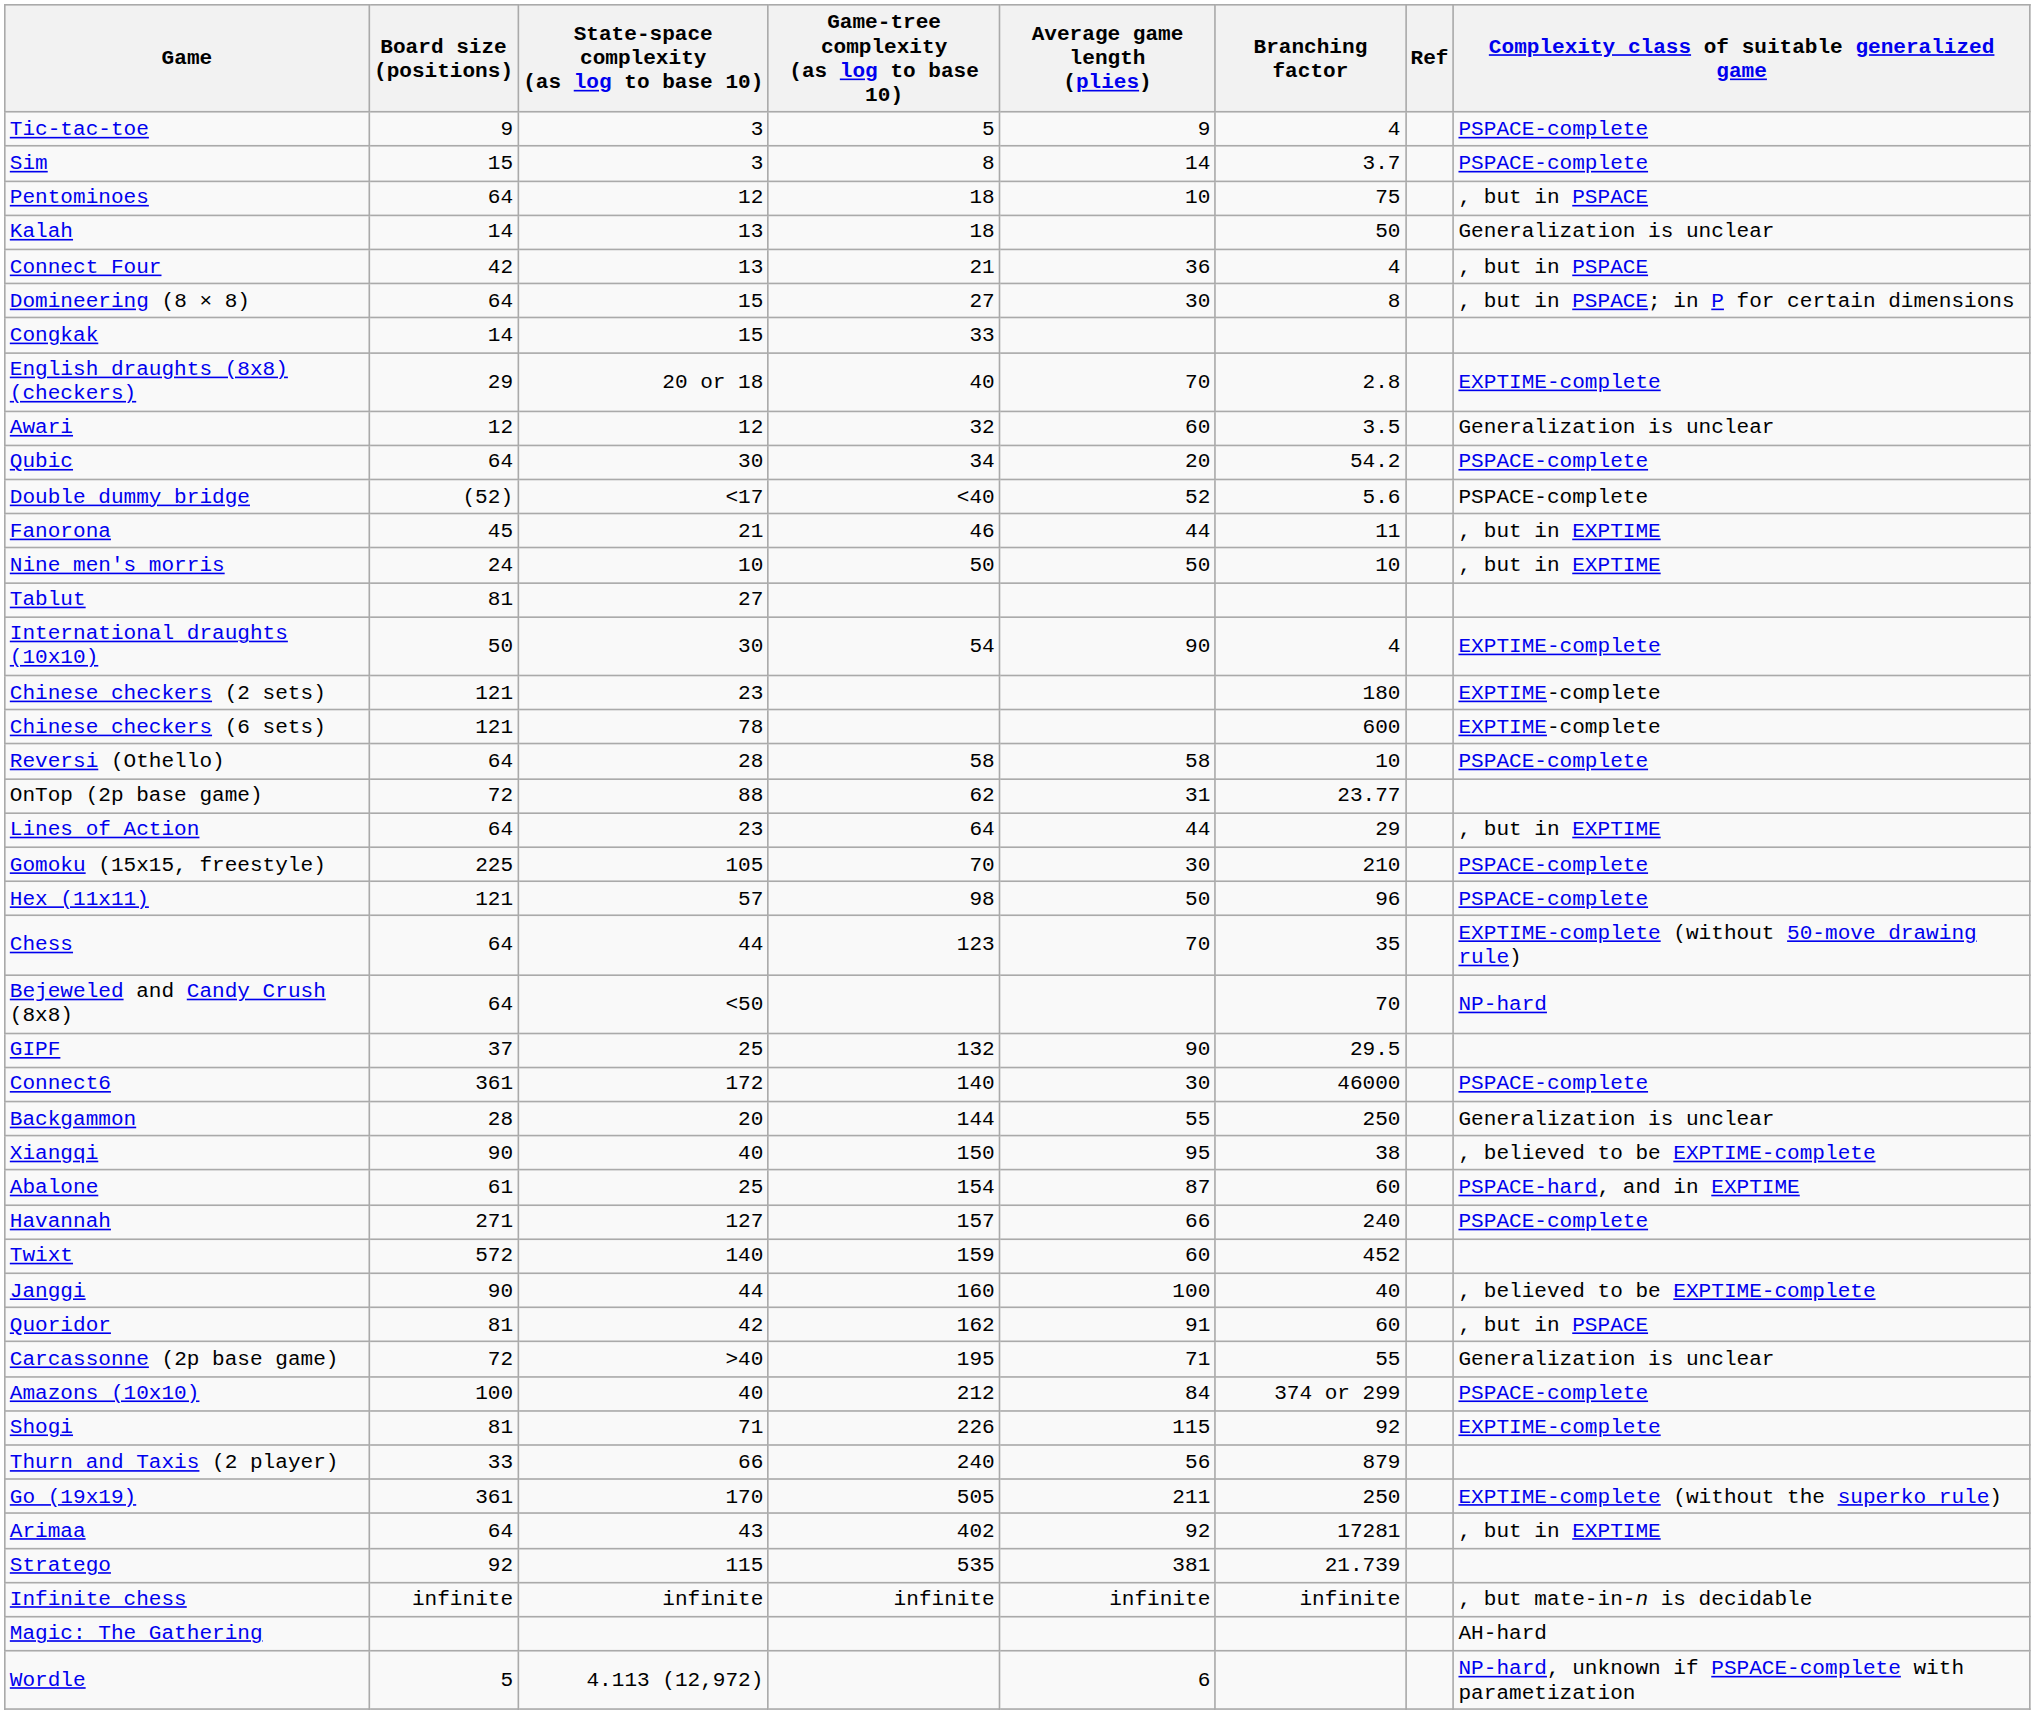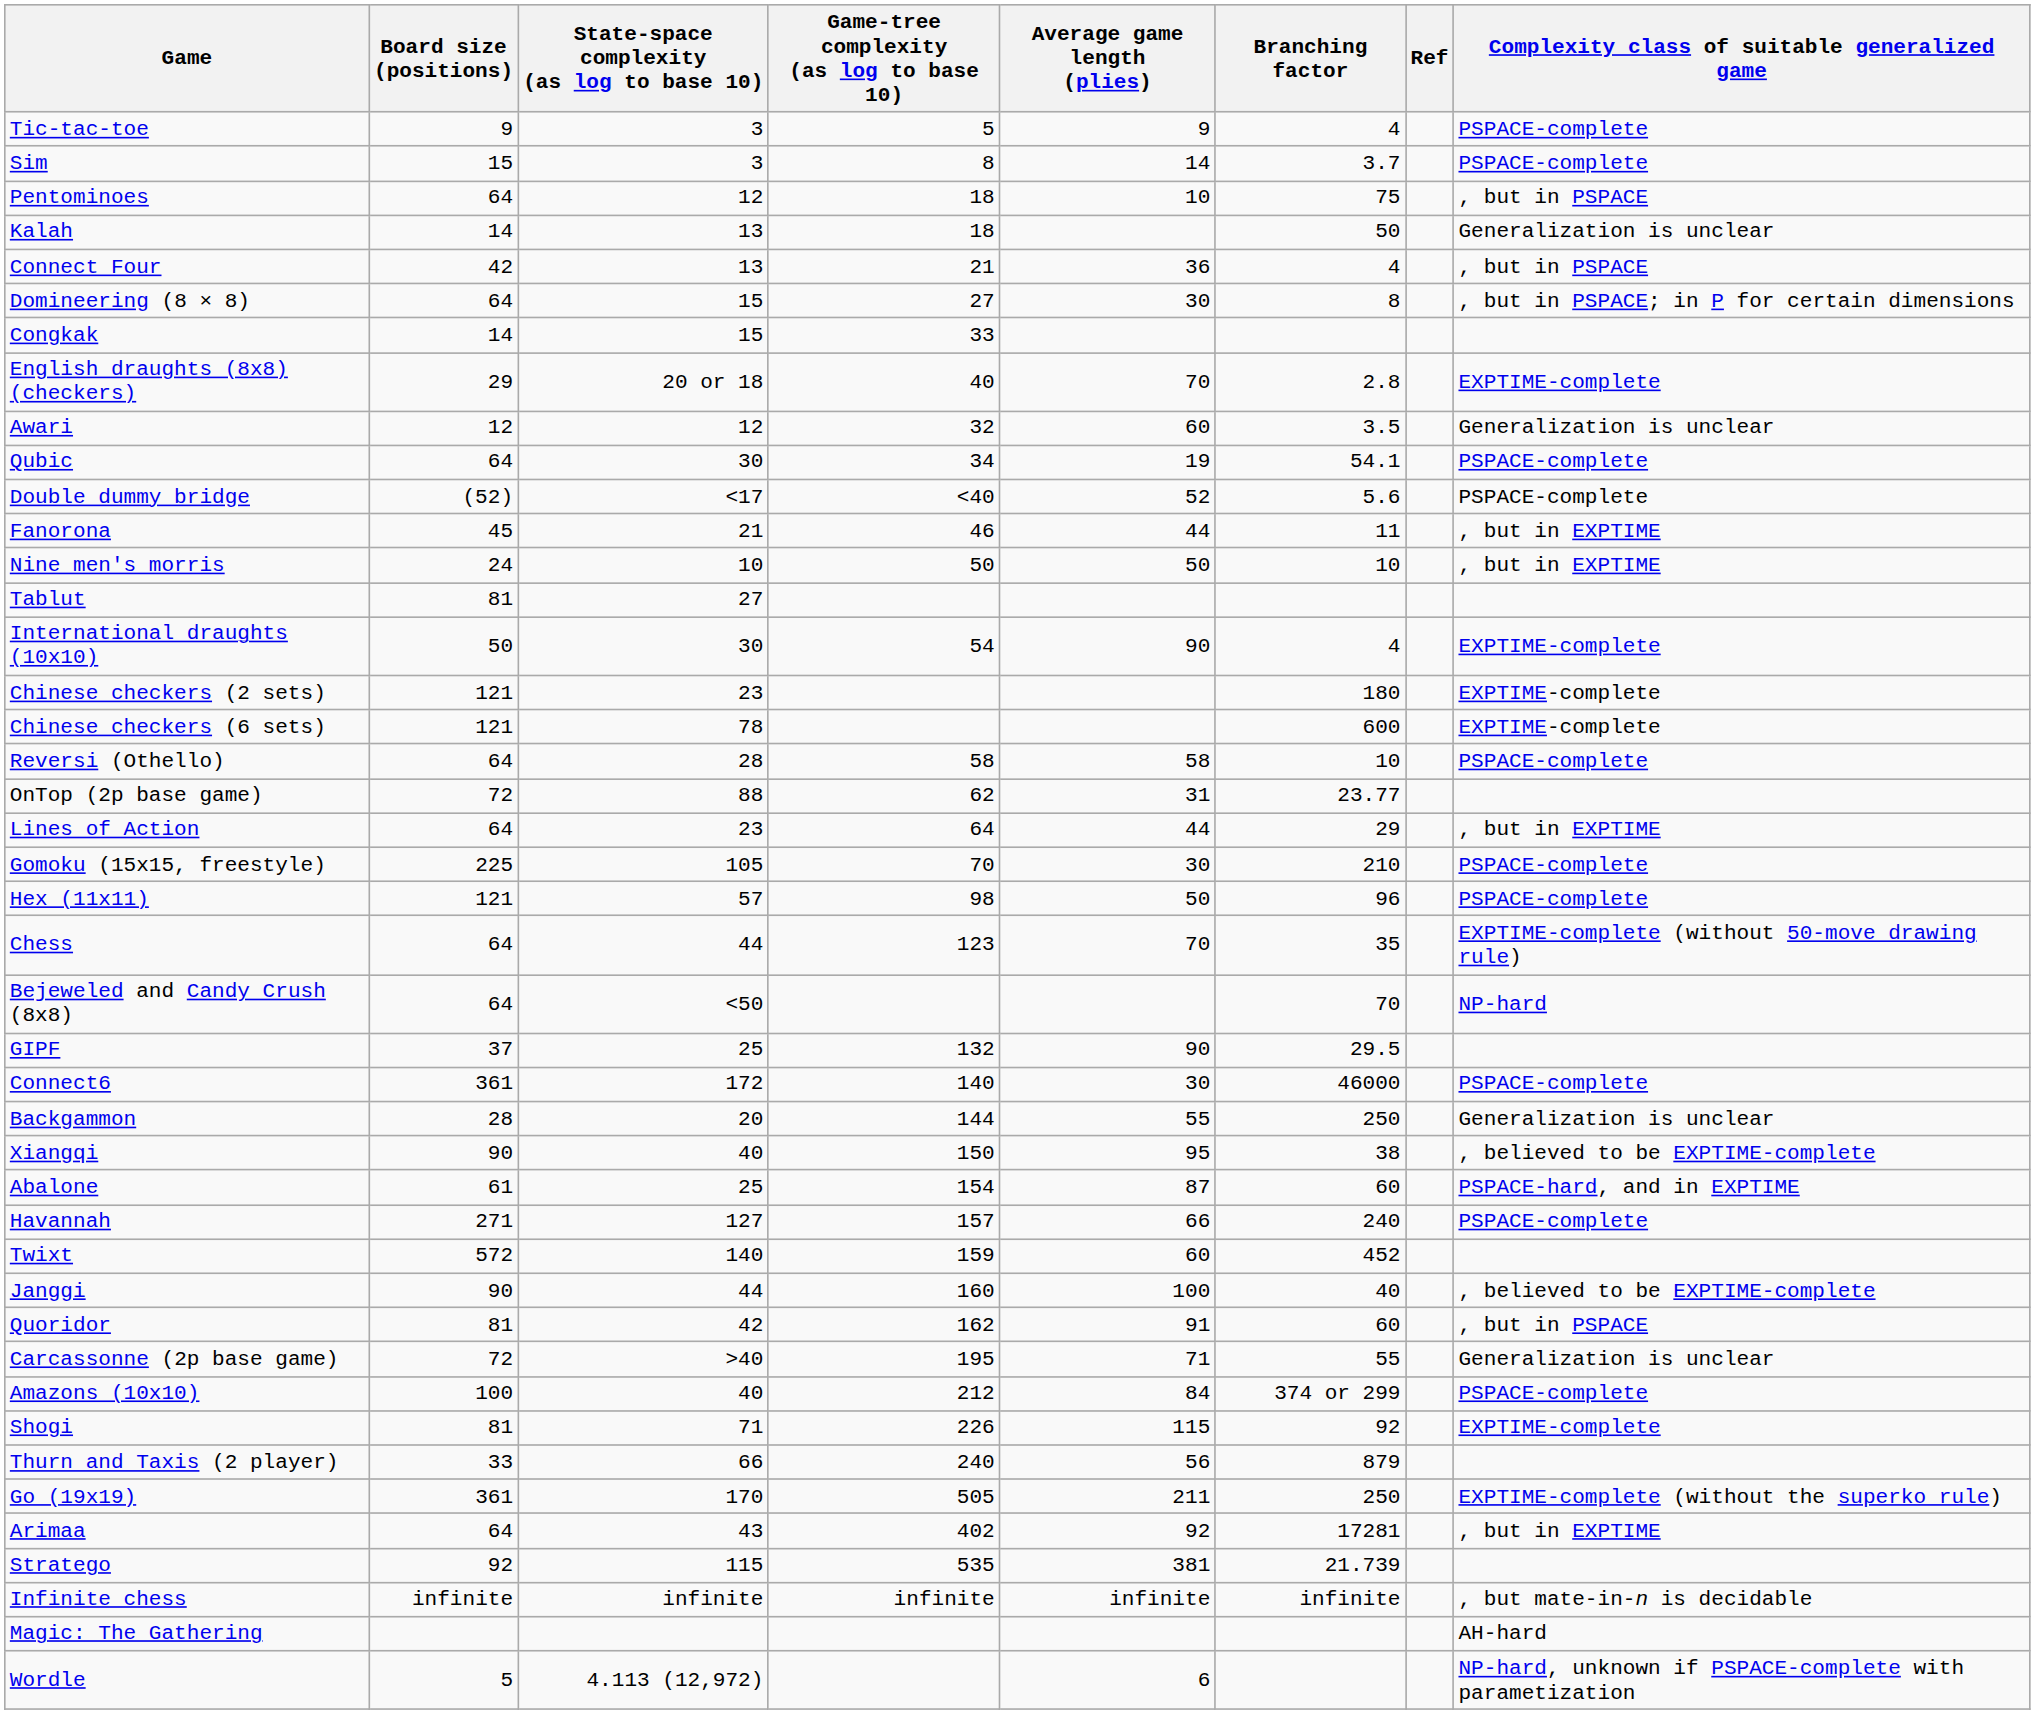(1198, 462) 20 -> (1198, 462) 19
(1375, 462) 54.2 -> (1375, 462) 54.1
